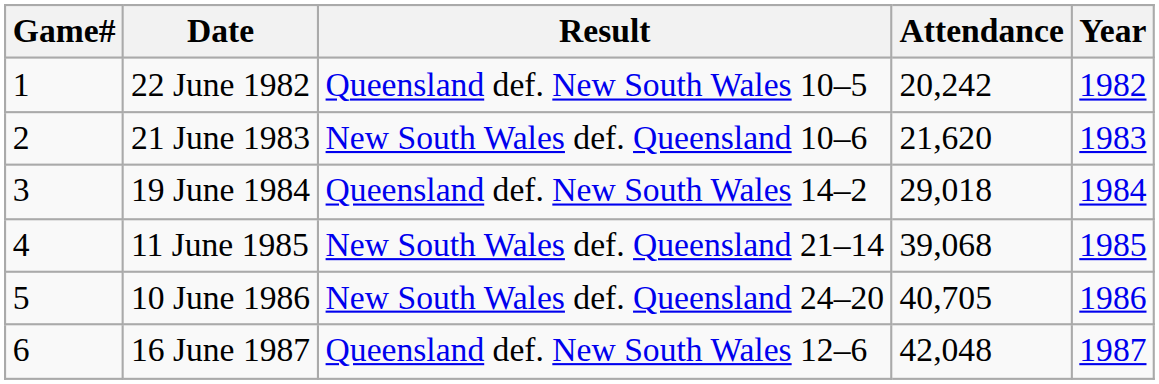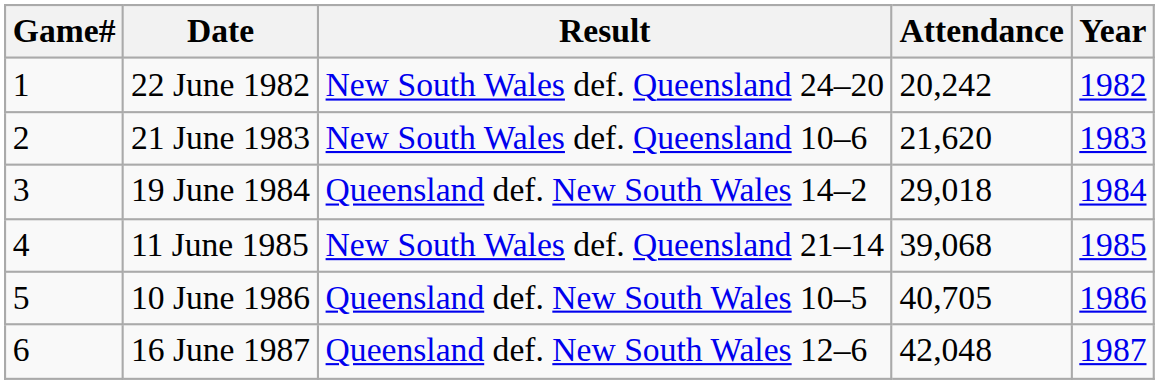(596, 84) Queensland def. New South Wales 10–5 -> (605, 84) New South Wales def. Queensland 24–20
(605, 297) New South Wales def. Queensland 24–20 -> (596, 297) Queensland def. New South Wales 10–5
